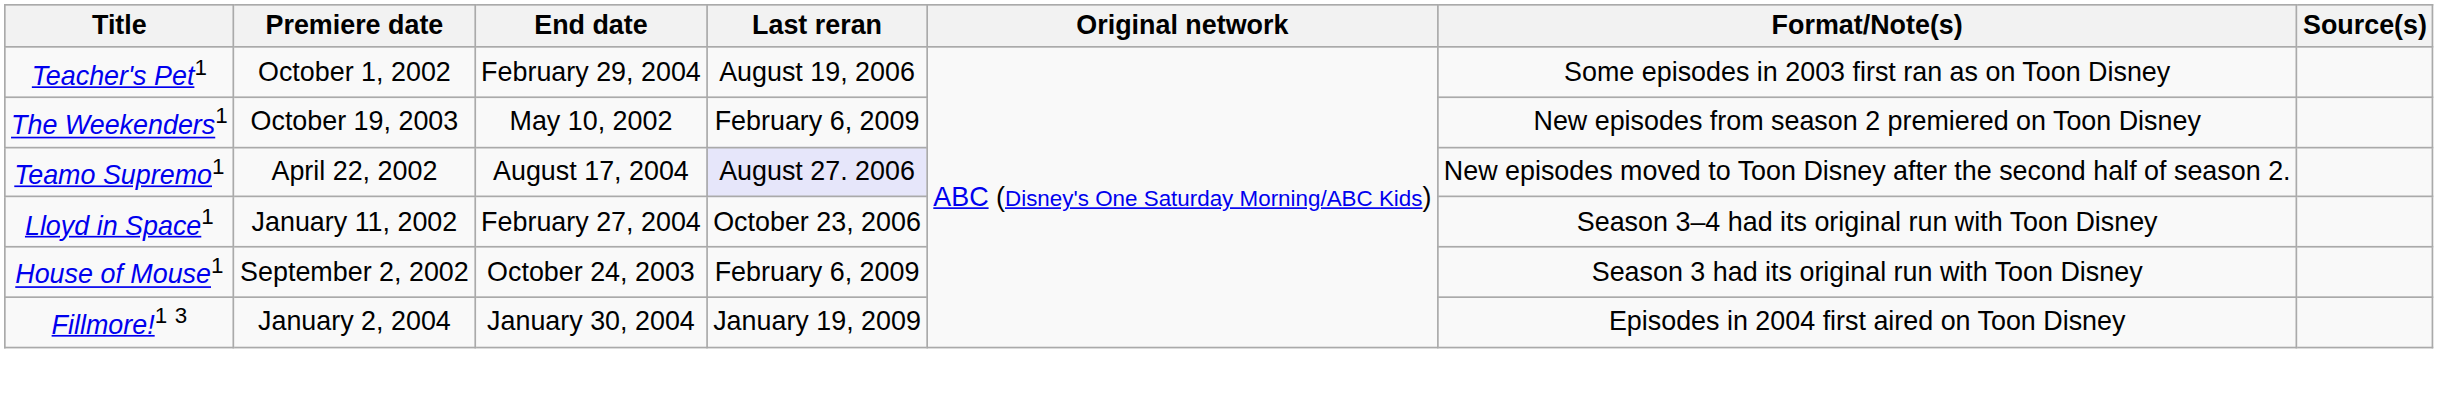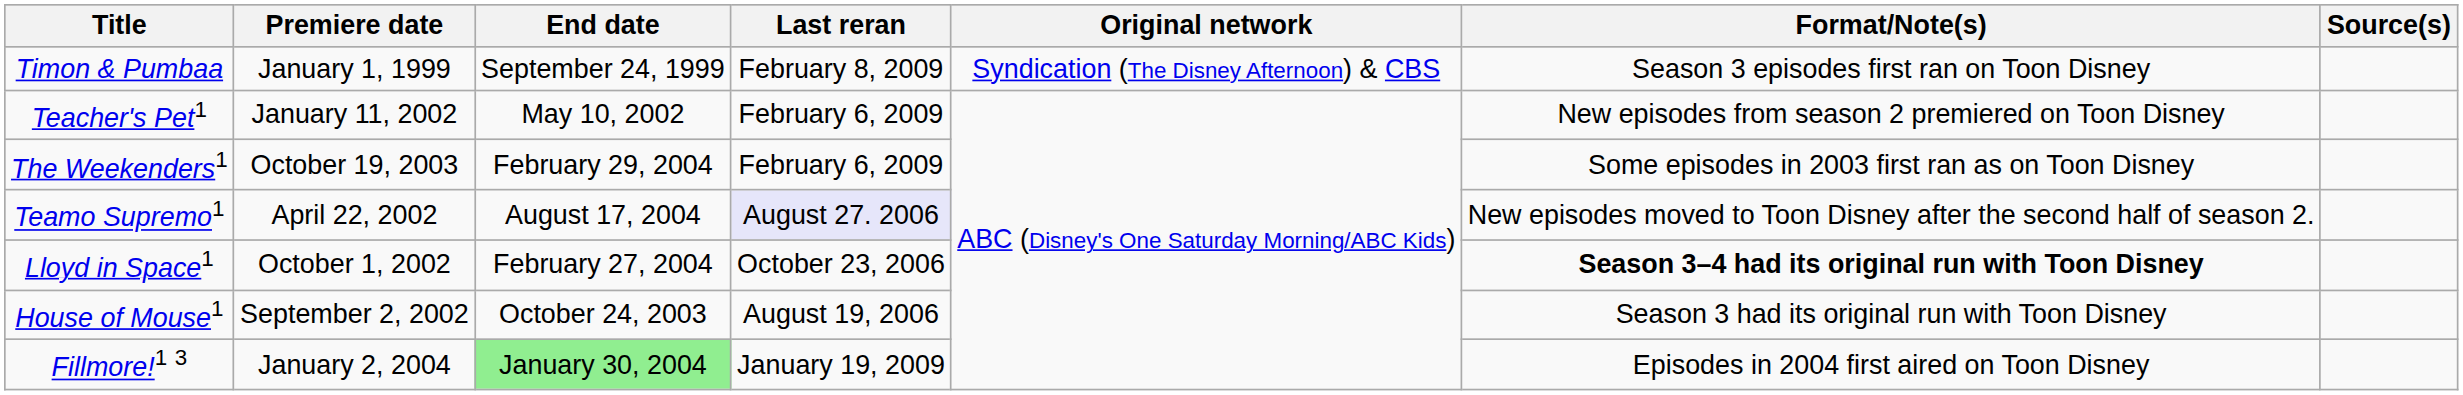+ row: (119, 68)
(354, 72) October 1, 2002 -> (354, 114) January 11, 2002
(591, 72) February 29, 2004 -> (603, 114) May 10, 2002
(817, 72) August 19, 2006 -> (841, 114) February 6, 2009
(1867, 72) Some episodes in 2003 first ran as on Toon Disney -> (1891, 114) New episodes from season 2 premiered on Toon Disney
(591, 121) May 10, 2002 -> (603, 164) February 29, 2004
(1867, 121) New episodes from season 2 premiered on Toon Disney -> (1891, 164) Some episodes in 2003 first ran as on Toon Disney
(354, 221) January 11, 2002 -> (354, 264) October 1, 2002
(1867, 221) normal -> (1891, 264) bold
(817, 271) February 6, 2009 -> (841, 314) August 19, 2006
(591, 321) no background -> (603, 364) lightgreen background
